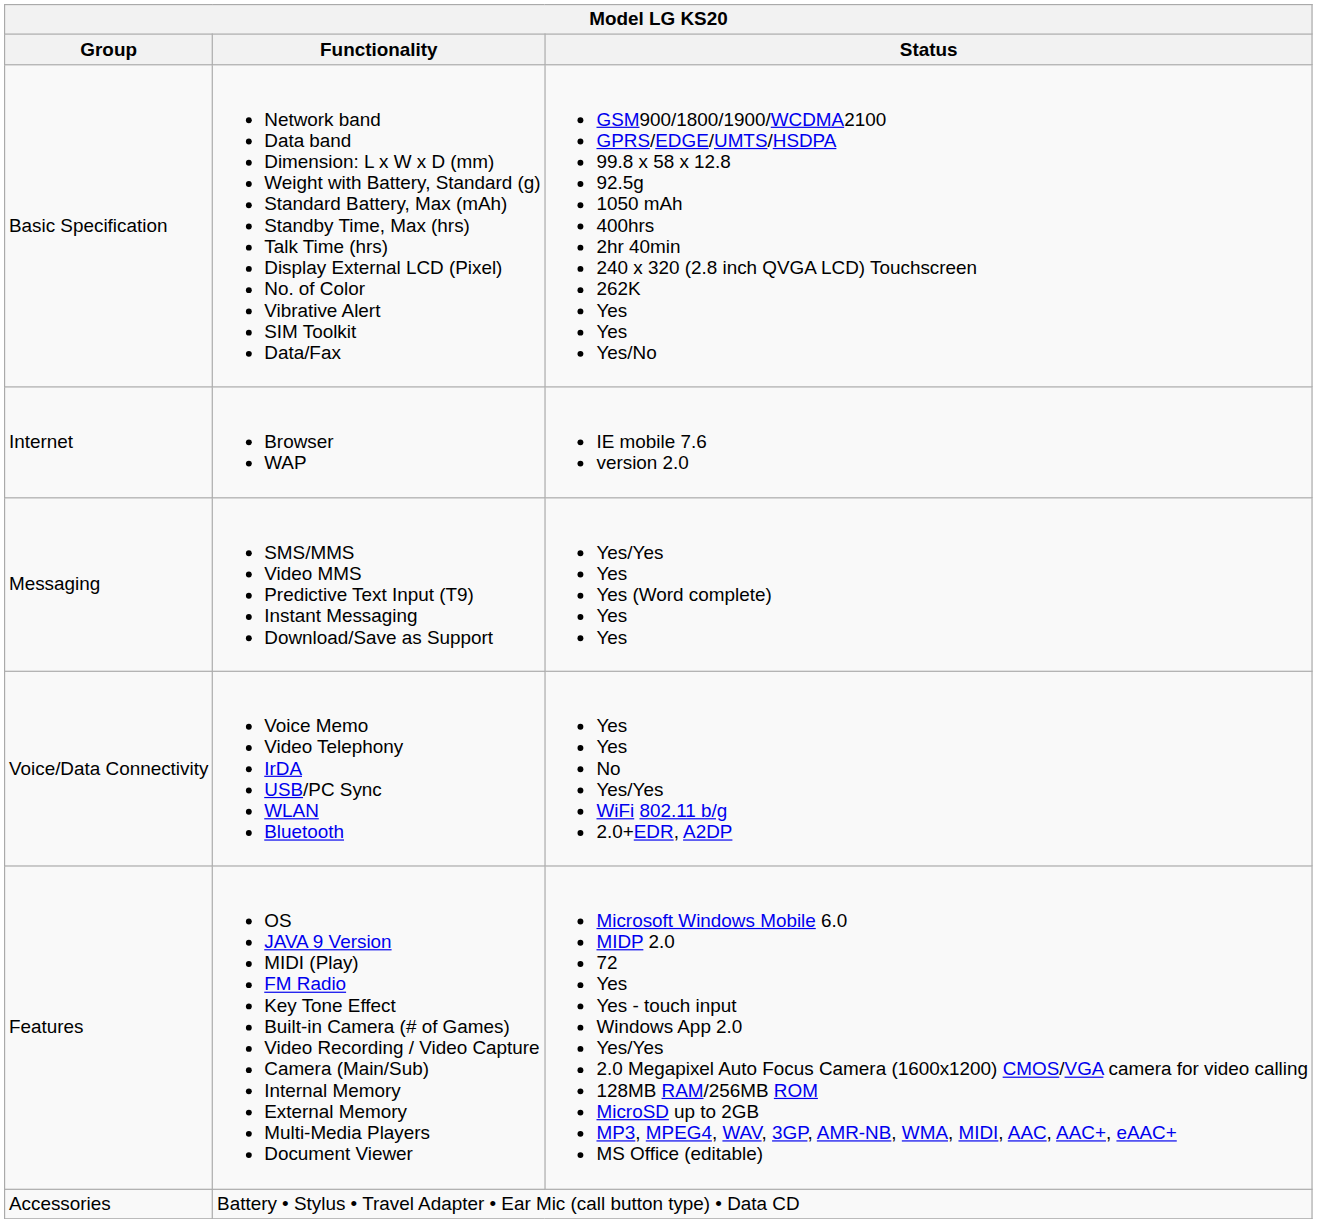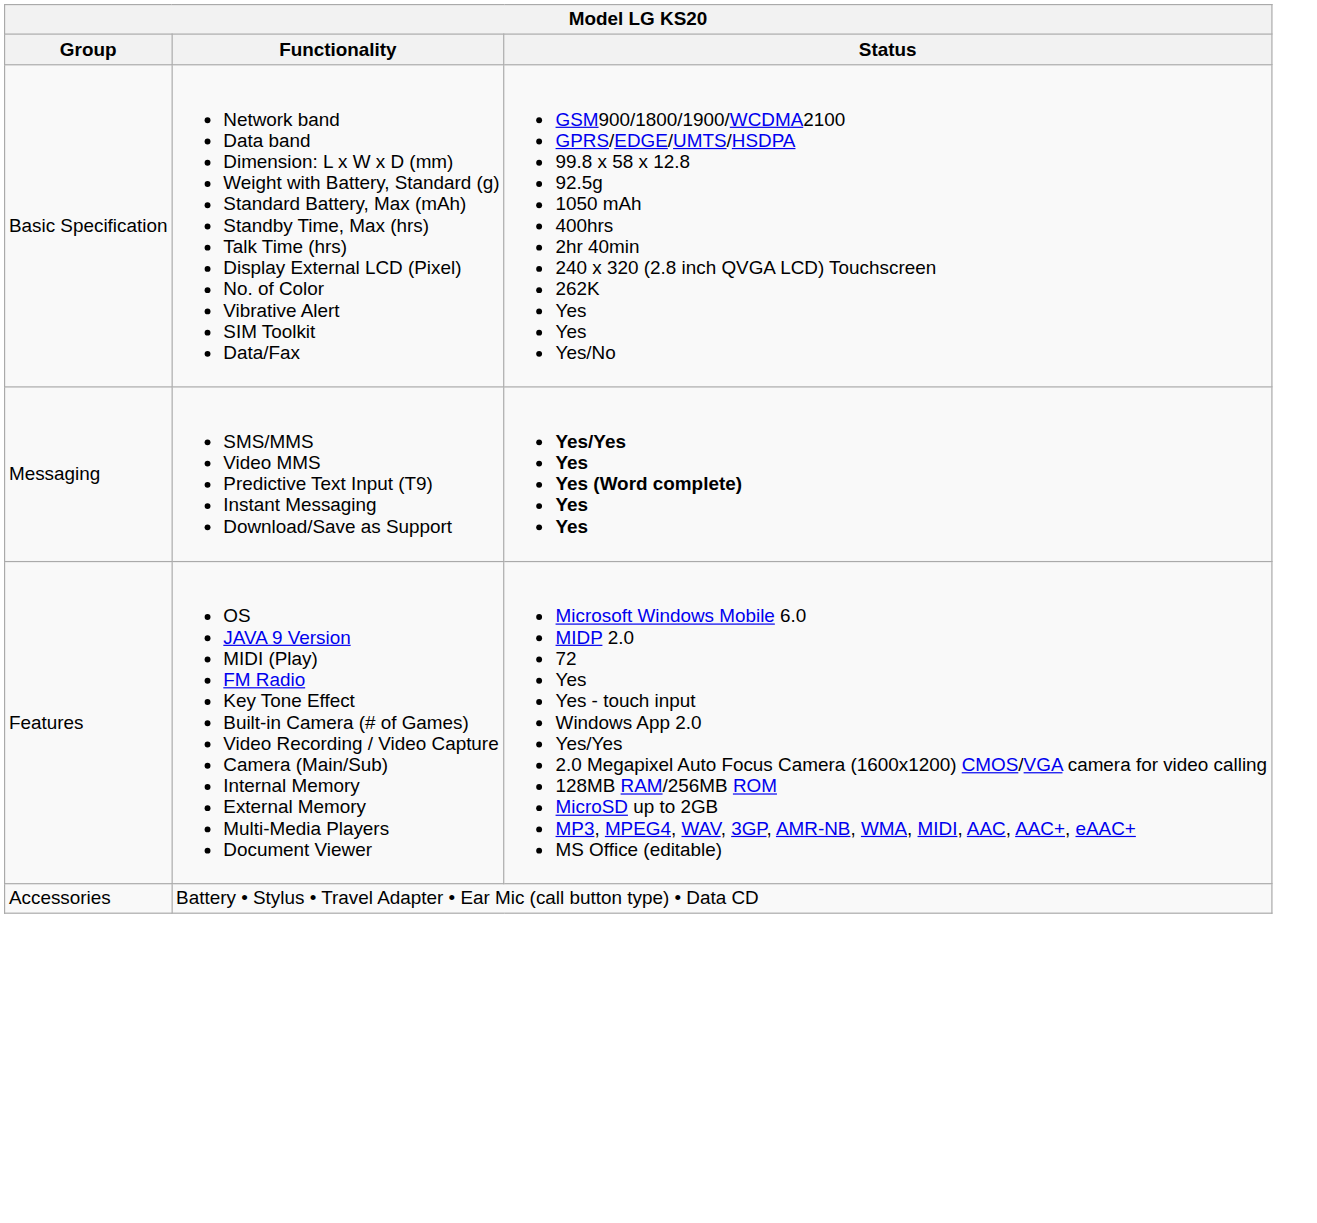- row: (41, 442)
(929, 595) normal -> (888, 485) bold
- row: (109, 768)
